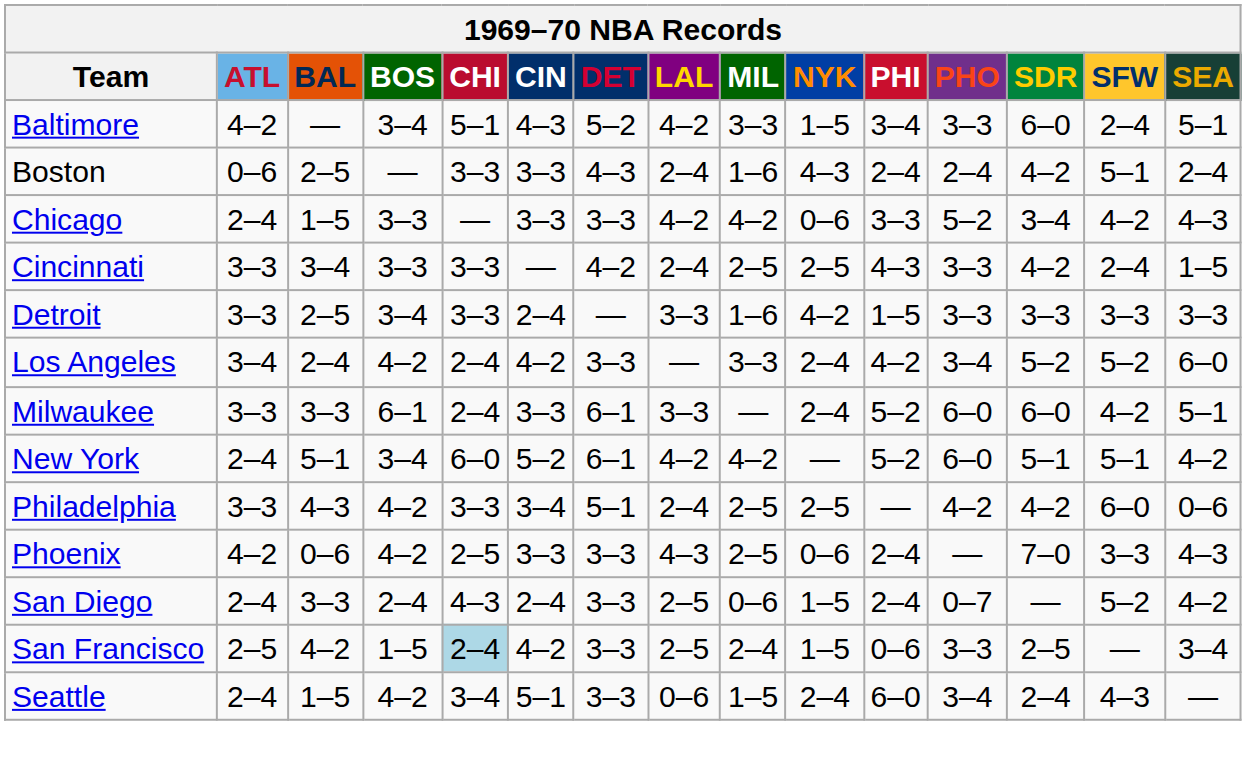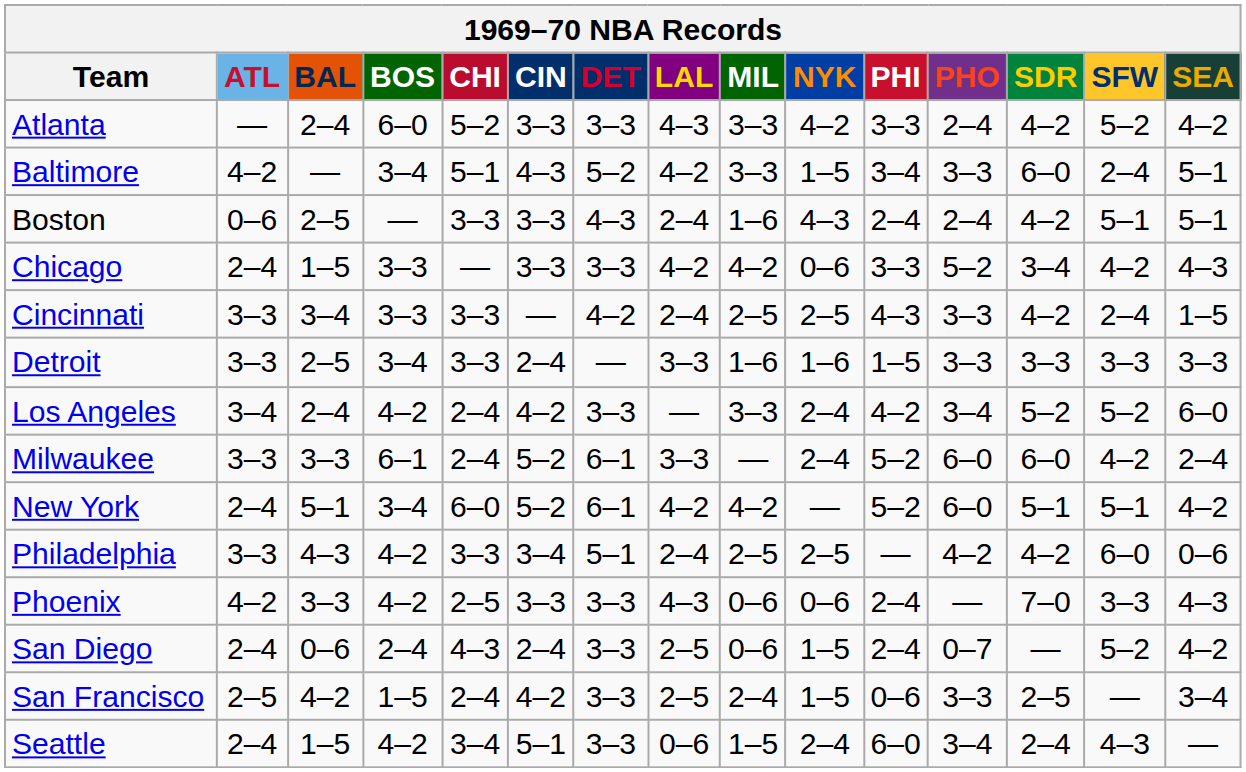+ row: (59, 124)
(1203, 172) 2–4 -> (1203, 220) 5–1
(825, 315) 4–2 -> (825, 363) 1–6
(541, 410) 3–3 -> (541, 458) 5–2
(1203, 410) 5–1 -> (1203, 458) 2–4
(325, 553) 0–6 -> (325, 601) 3–3
(753, 553) 2–5 -> (753, 601) 0–6
(325, 601) 3–3 -> (325, 648) 0–6
(475, 648) lightblue background -> (475, 696) no background
